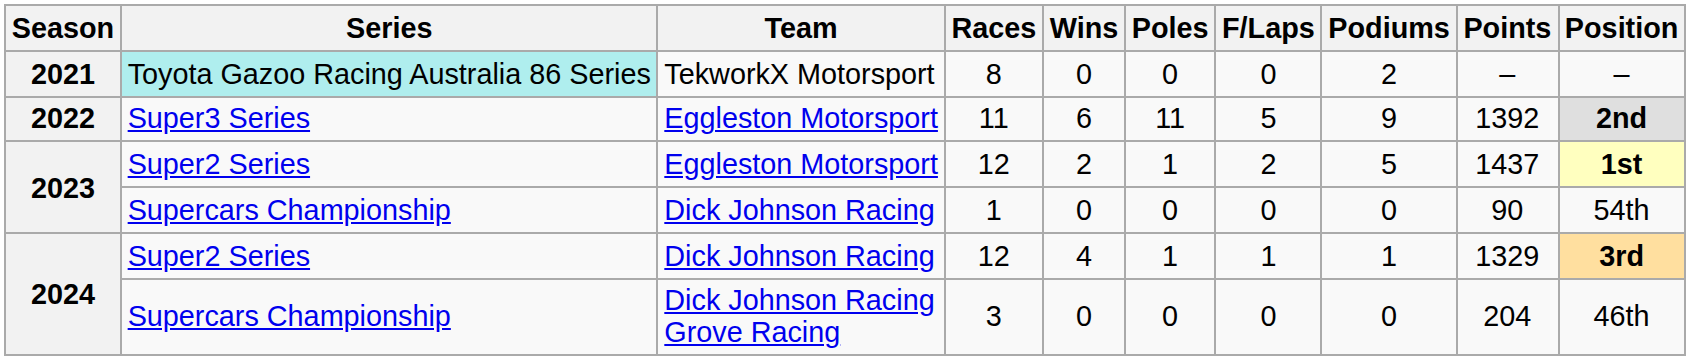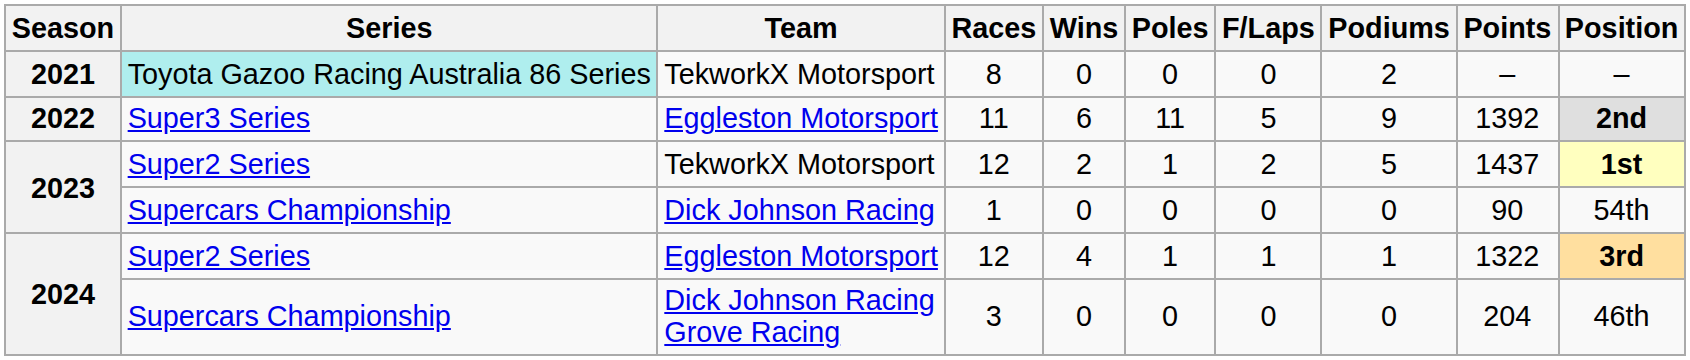(801, 165) Eggleston Motorsport -> (799, 165) TekworkX Motorsport
(800, 256) Dick Johnson Racing -> (801, 256) Eggleston Motorsport
(1507, 256) 1329 -> (1507, 256) 1322
